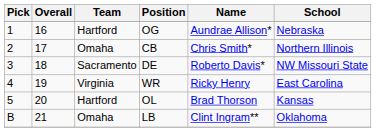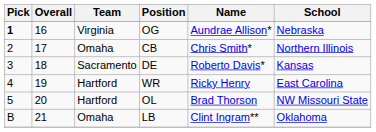(10, 30) normal -> (10, 30) bold
(97, 30) Hartford -> (96, 30) Virginia
(322, 65) NW Missouri State -> (295, 65) Kansas
(96, 83) Virginia -> (97, 83) Hartford
(295, 100) Kansas -> (322, 100) NW Missouri State
